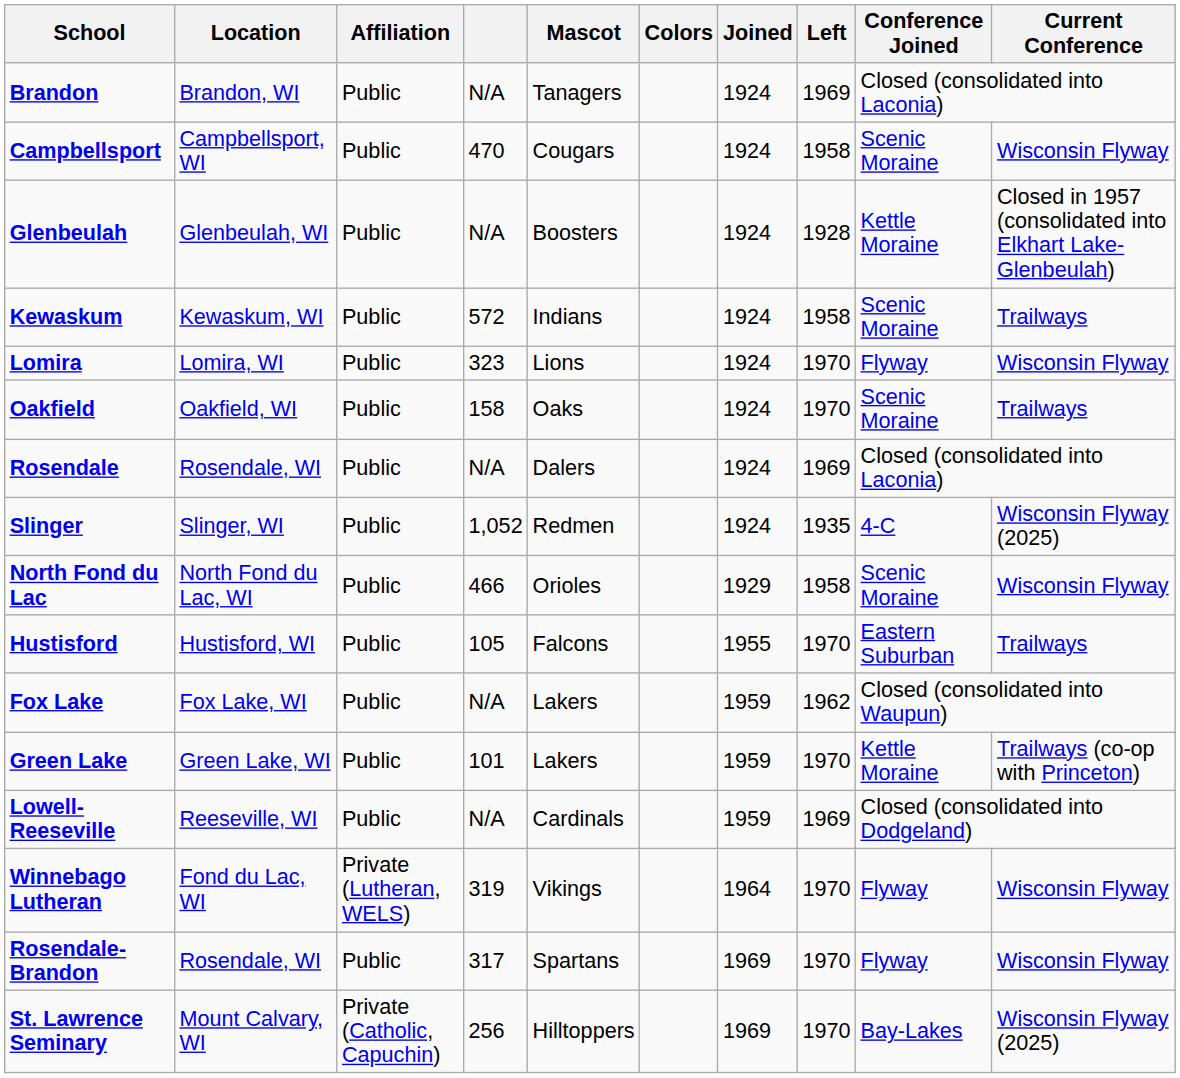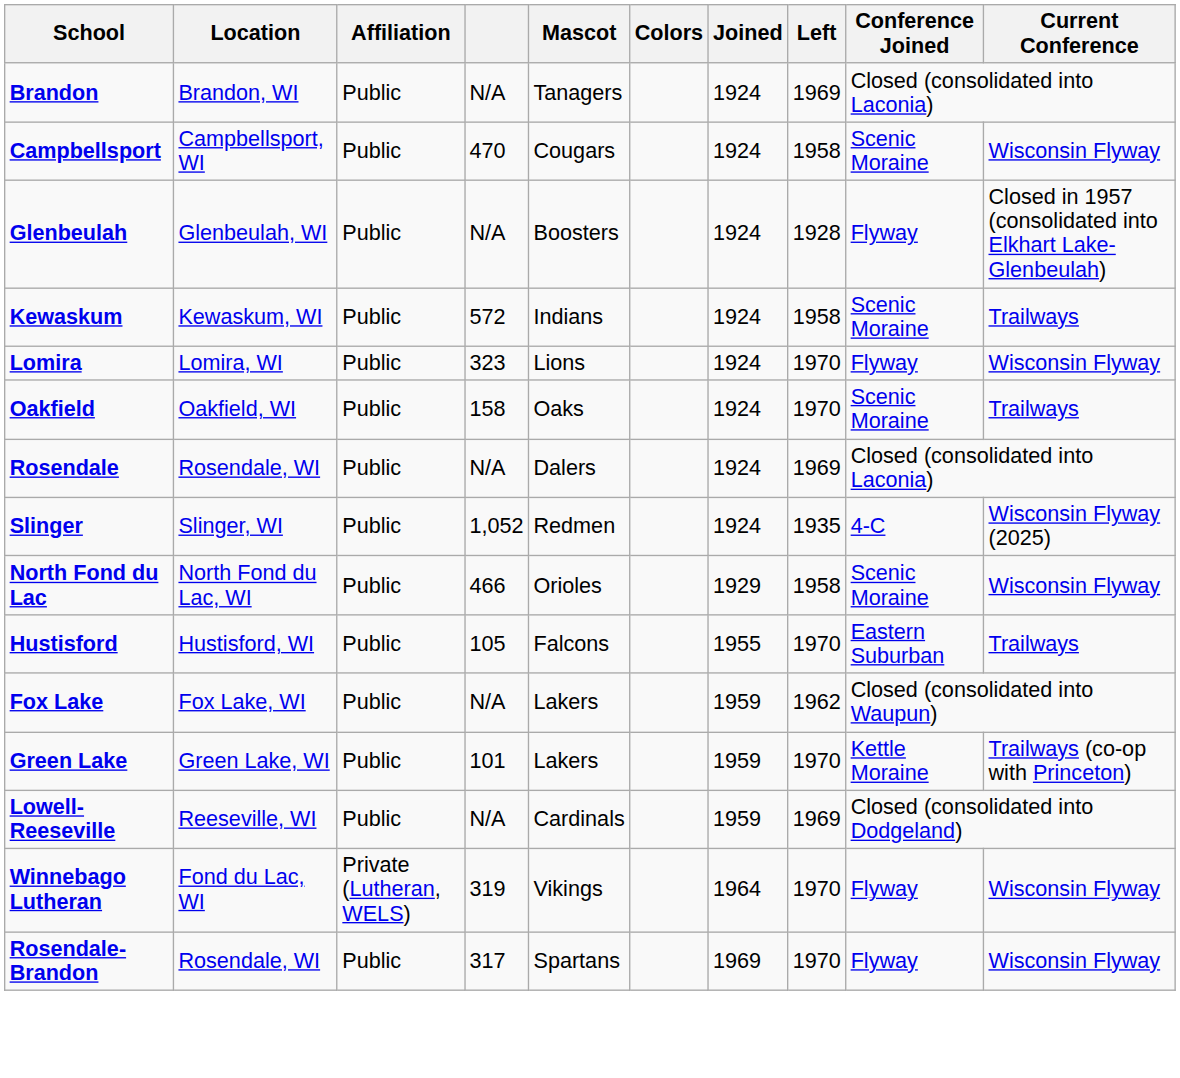(900, 233) Kettle Moraine -> (884, 233) Flyway
- row: (76, 1031)
